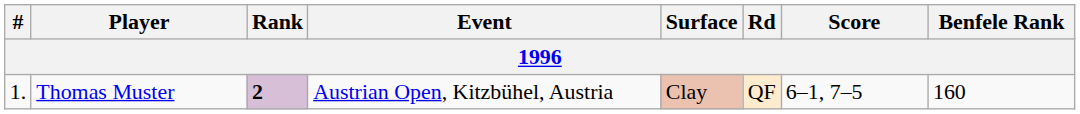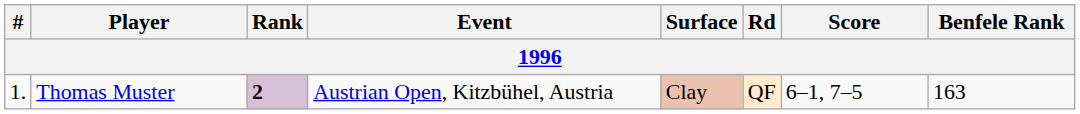(949, 91) 160 -> (949, 91) 163
